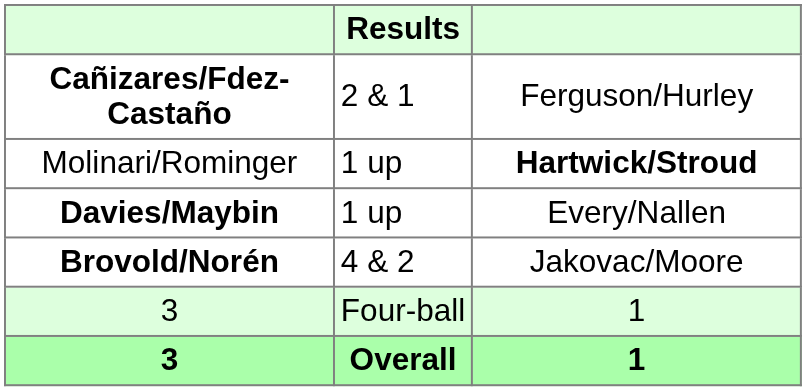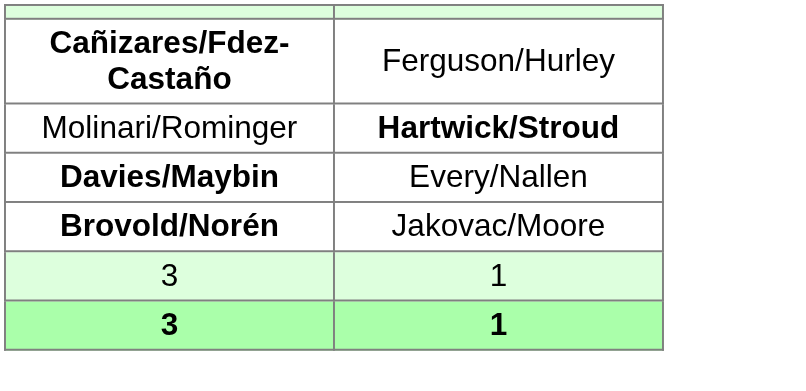- column: (403, 29)
